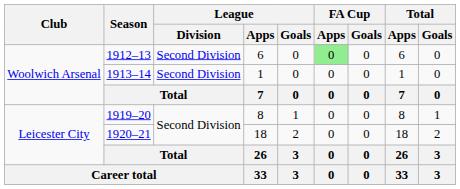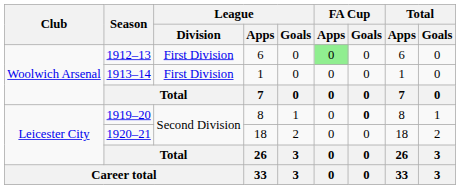(199, 54) Second Division -> (199, 54) First Division
(199, 74) Second Division -> (199, 74) First Division
(366, 114) normal -> (366, 114) bold
